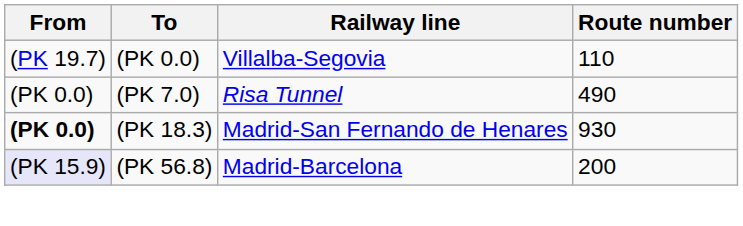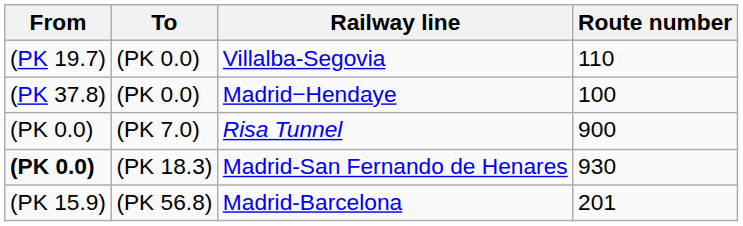+ row: (310, 94)
(597, 94) 490 -> (597, 130) 900
(58, 166) lavender background -> (58, 202) no background
(597, 166) 200 -> (597, 202) 201
